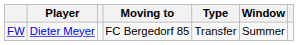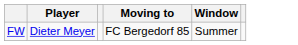- column: (216, 13)
